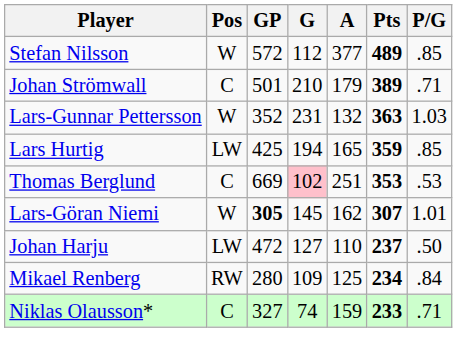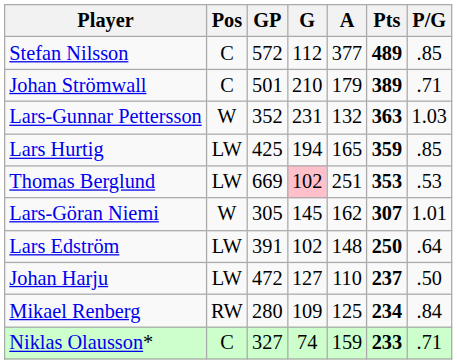(227, 52) W -> (227, 52) C
(227, 181) C -> (227, 181) LW
(267, 213) bold -> (267, 213) normal
+ row: (64, 246)
